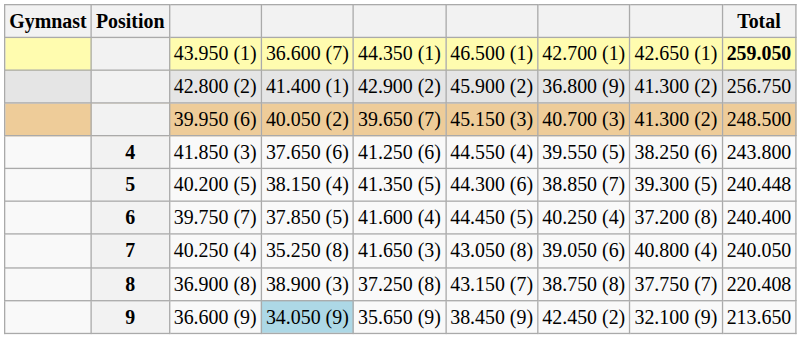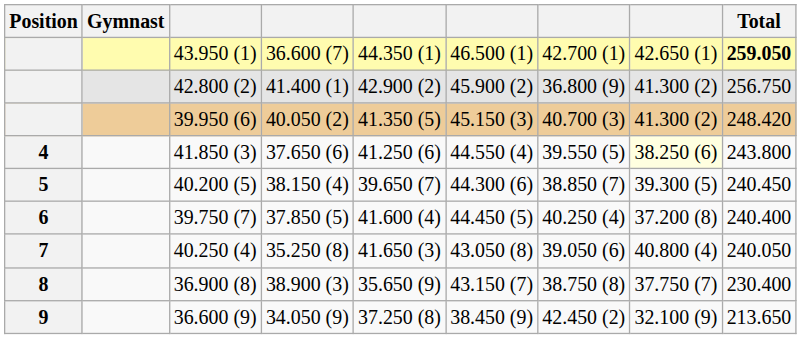columns swapped: (130, 21) <-> (48, 21)
(399, 119) 39.650 (7) -> (399, 119) 41.350 (5)
(759, 119) 248.500 -> (759, 119) 248.420
(676, 152) no background -> (676, 152) lightyellow background
(399, 185) 41.350 (5) -> (399, 185) 39.650 (7)
(759, 185) 240.448 -> (759, 185) 240.450
(399, 283) 37.250 (8) -> (399, 283) 35.650 (9)
(759, 283) 220.408 -> (759, 283) 230.400
(307, 316) lightblue background -> (307, 316) no background
(399, 316) 35.650 (9) -> (399, 316) 37.250 (8)
